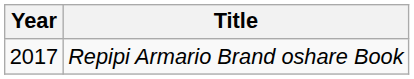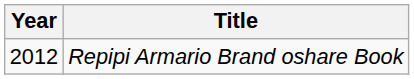(34, 56) 2017 -> (34, 56) 2012
